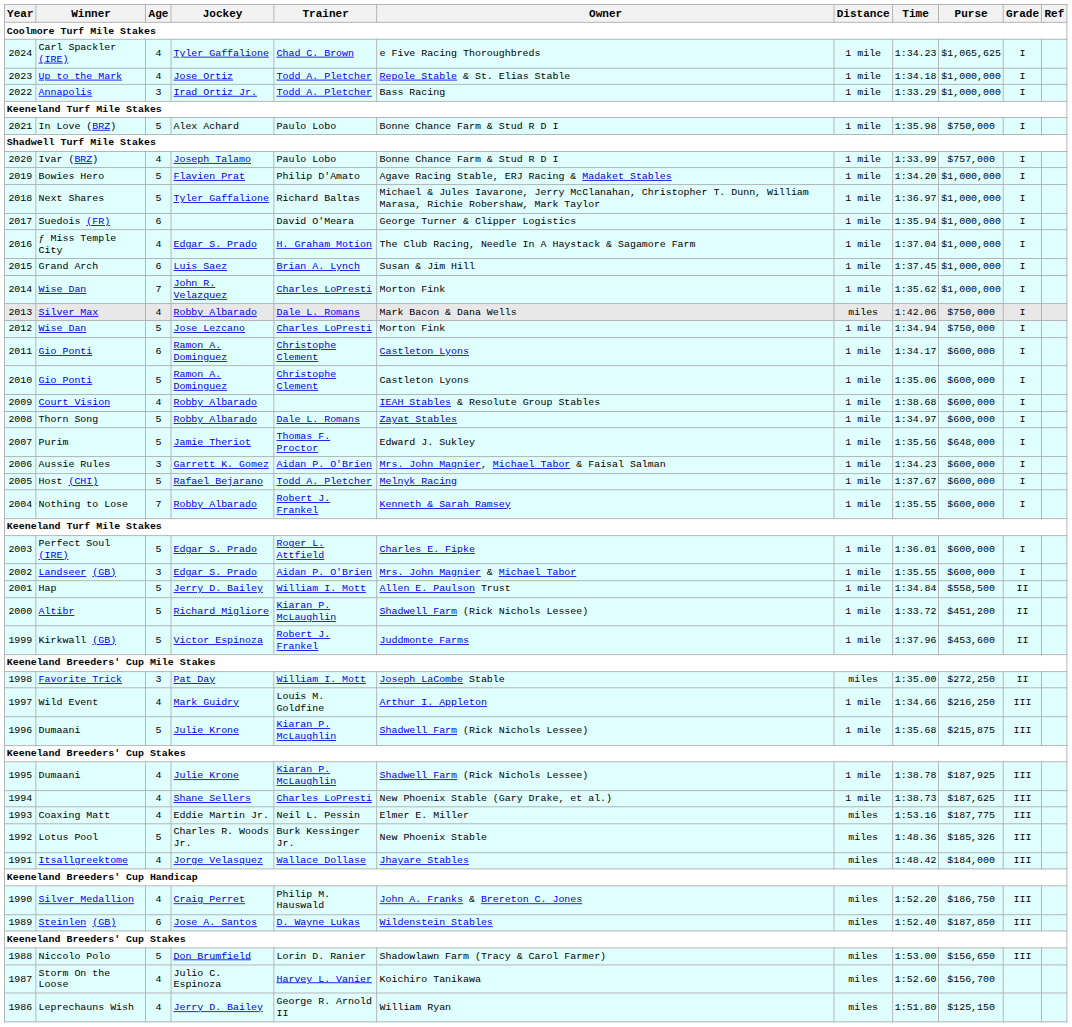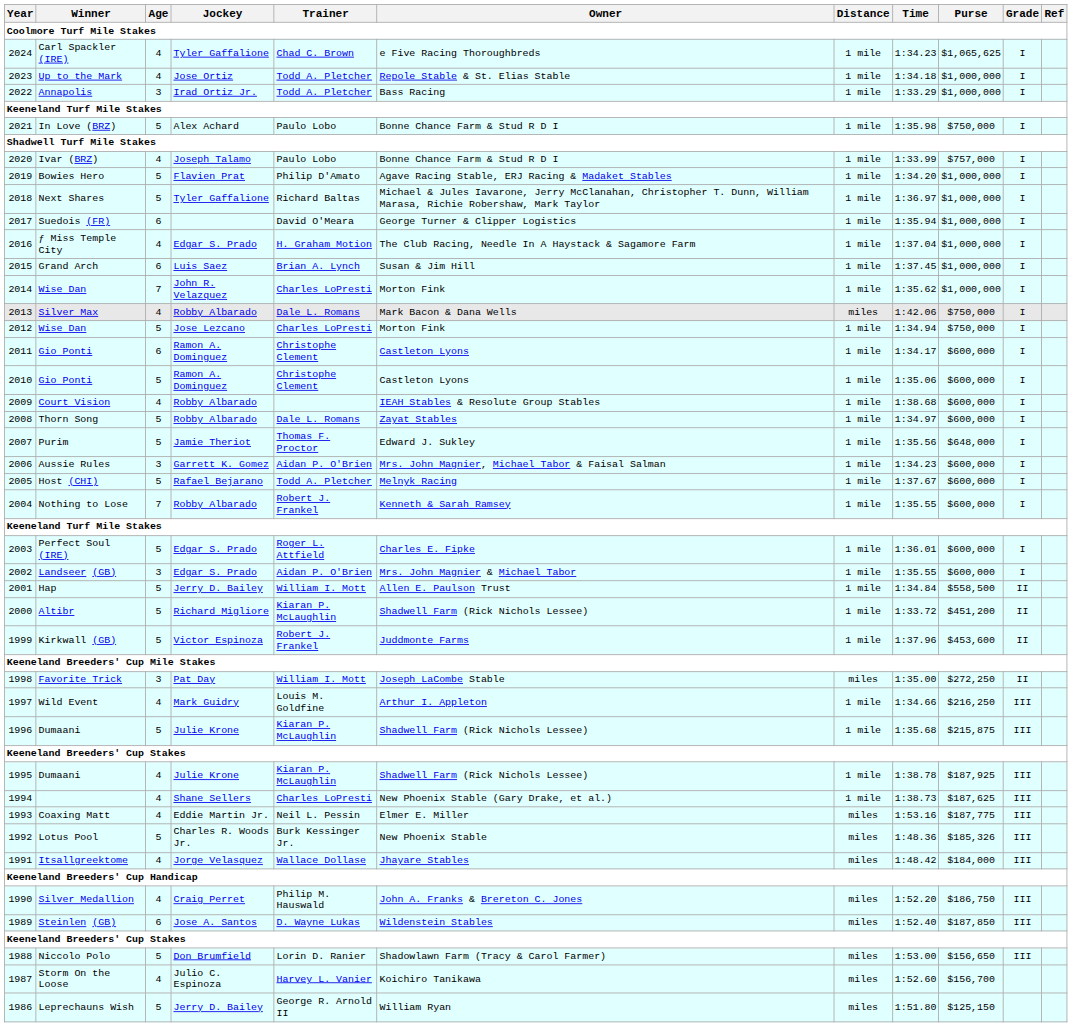(158, 1008) 4 -> (158, 1008) 5
